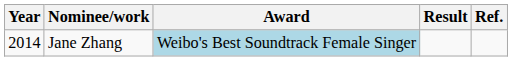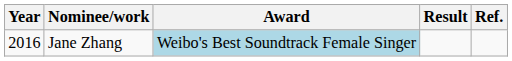(24, 42) 2014 -> (24, 42) 2016
